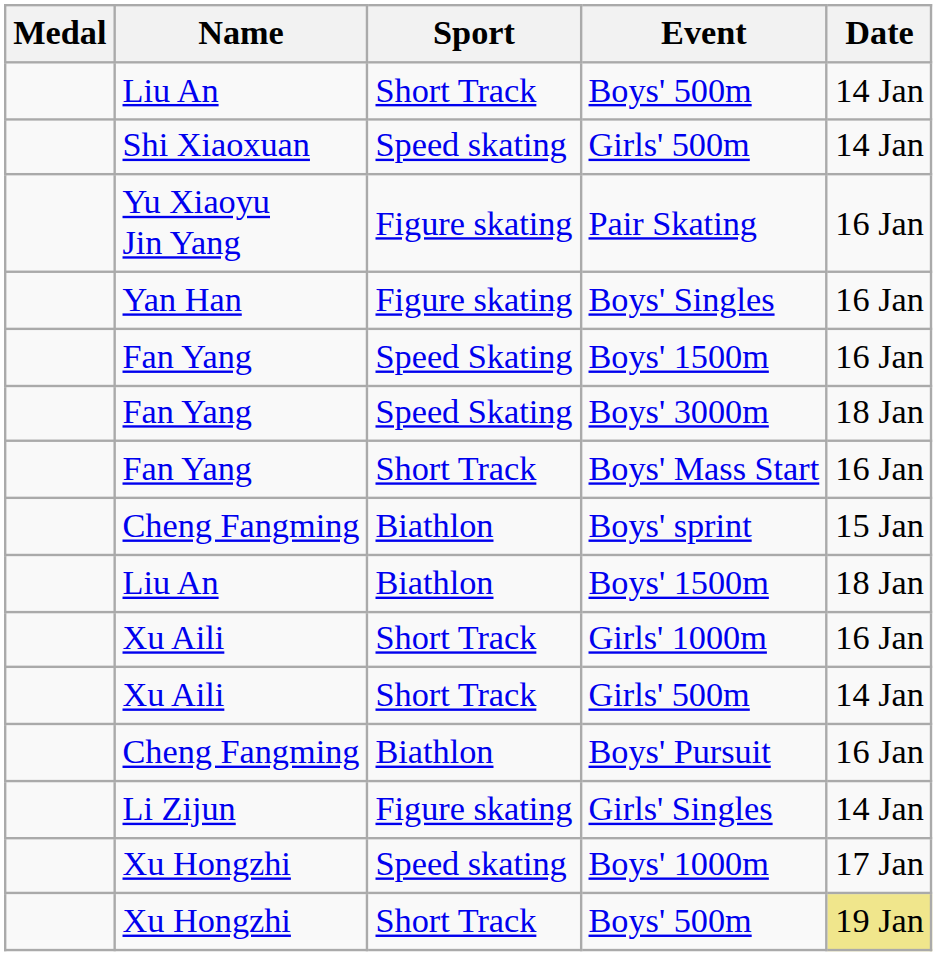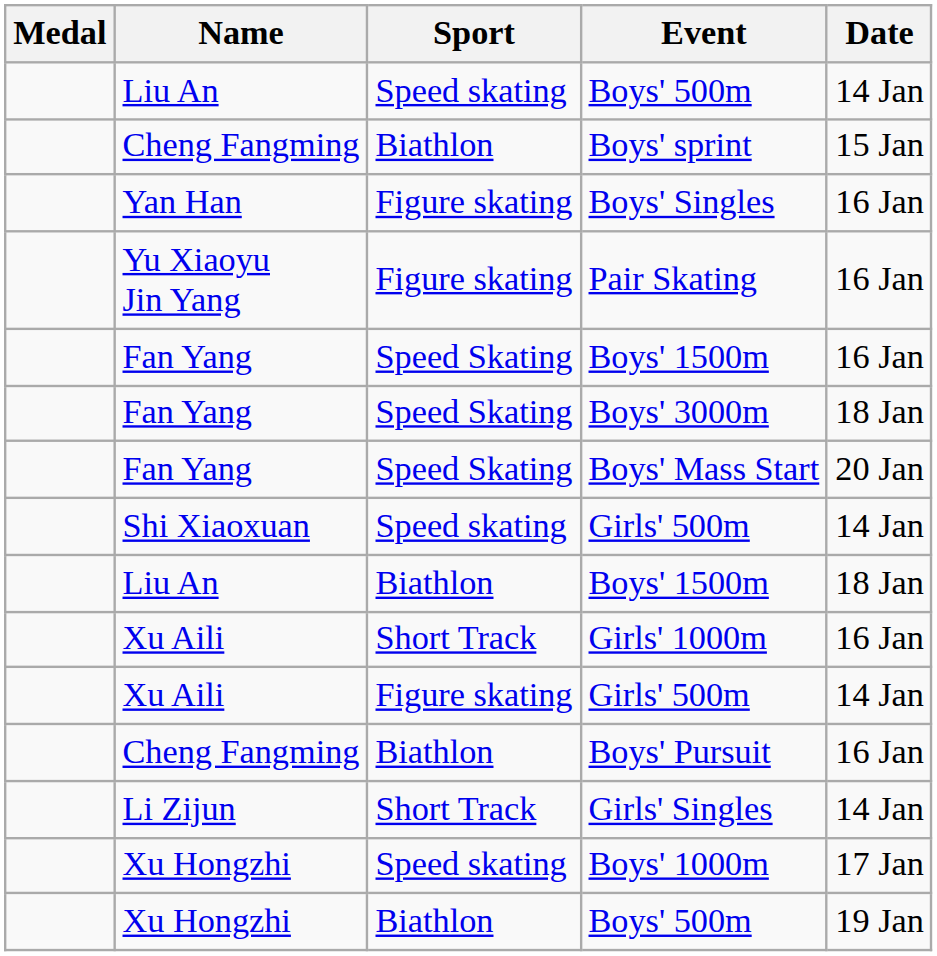(456, 89) Short Track -> (471, 89) Speed skating
rows swapped: (241, 525) <-> (216, 146)
rows swapped: (182, 299) <-> (196, 222)
(456, 469) Short Track -> (474, 469) Speed Skating
(880, 469) 16 Jan -> (880, 469) 20 Jan
(456, 695) Short Track -> (474, 695) Figure skating
(474, 808) Figure skating -> (456, 808) Short Track
(456, 921) Short Track -> (435, 921) Biathlon
(880, 921) khaki background -> (880, 921) no background
